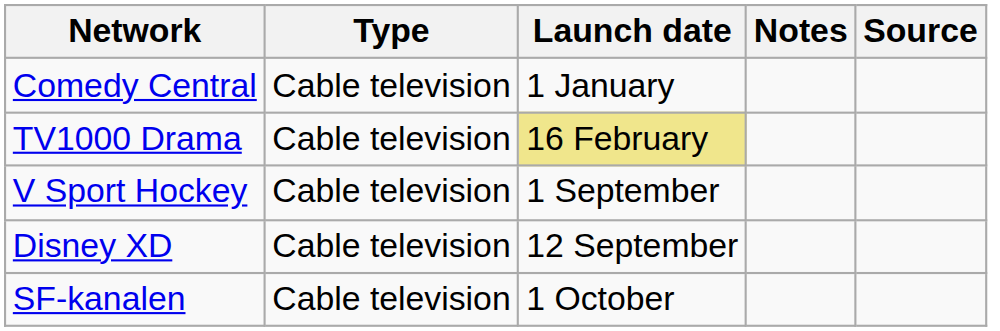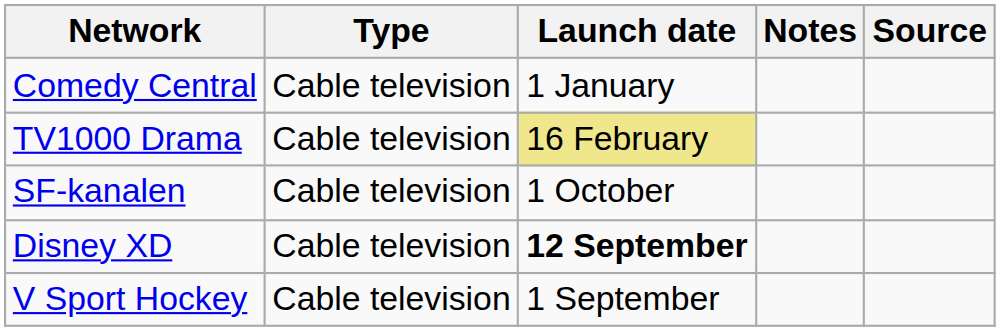rows swapped: (130, 191) <-> (99, 298)
(632, 245) normal -> (637, 245) bold
